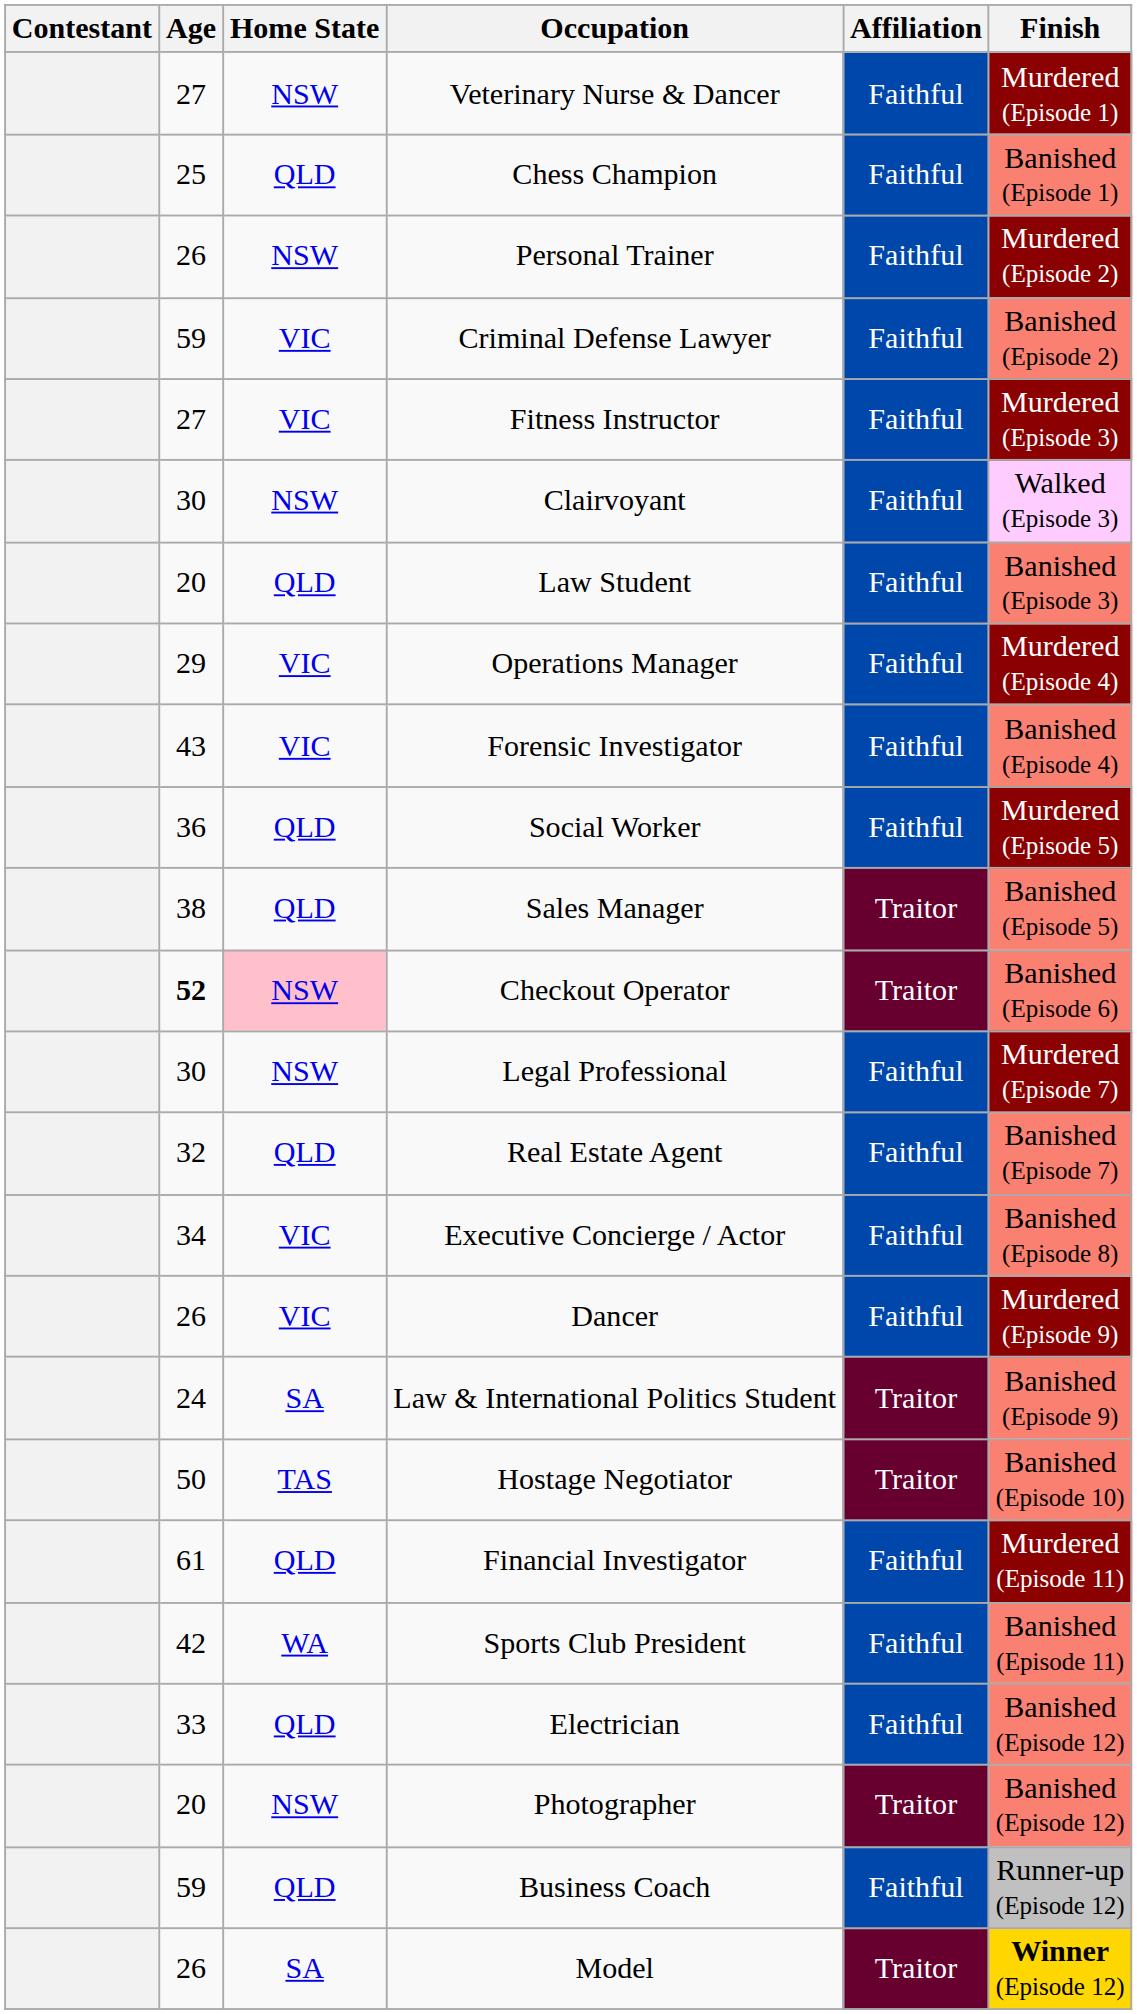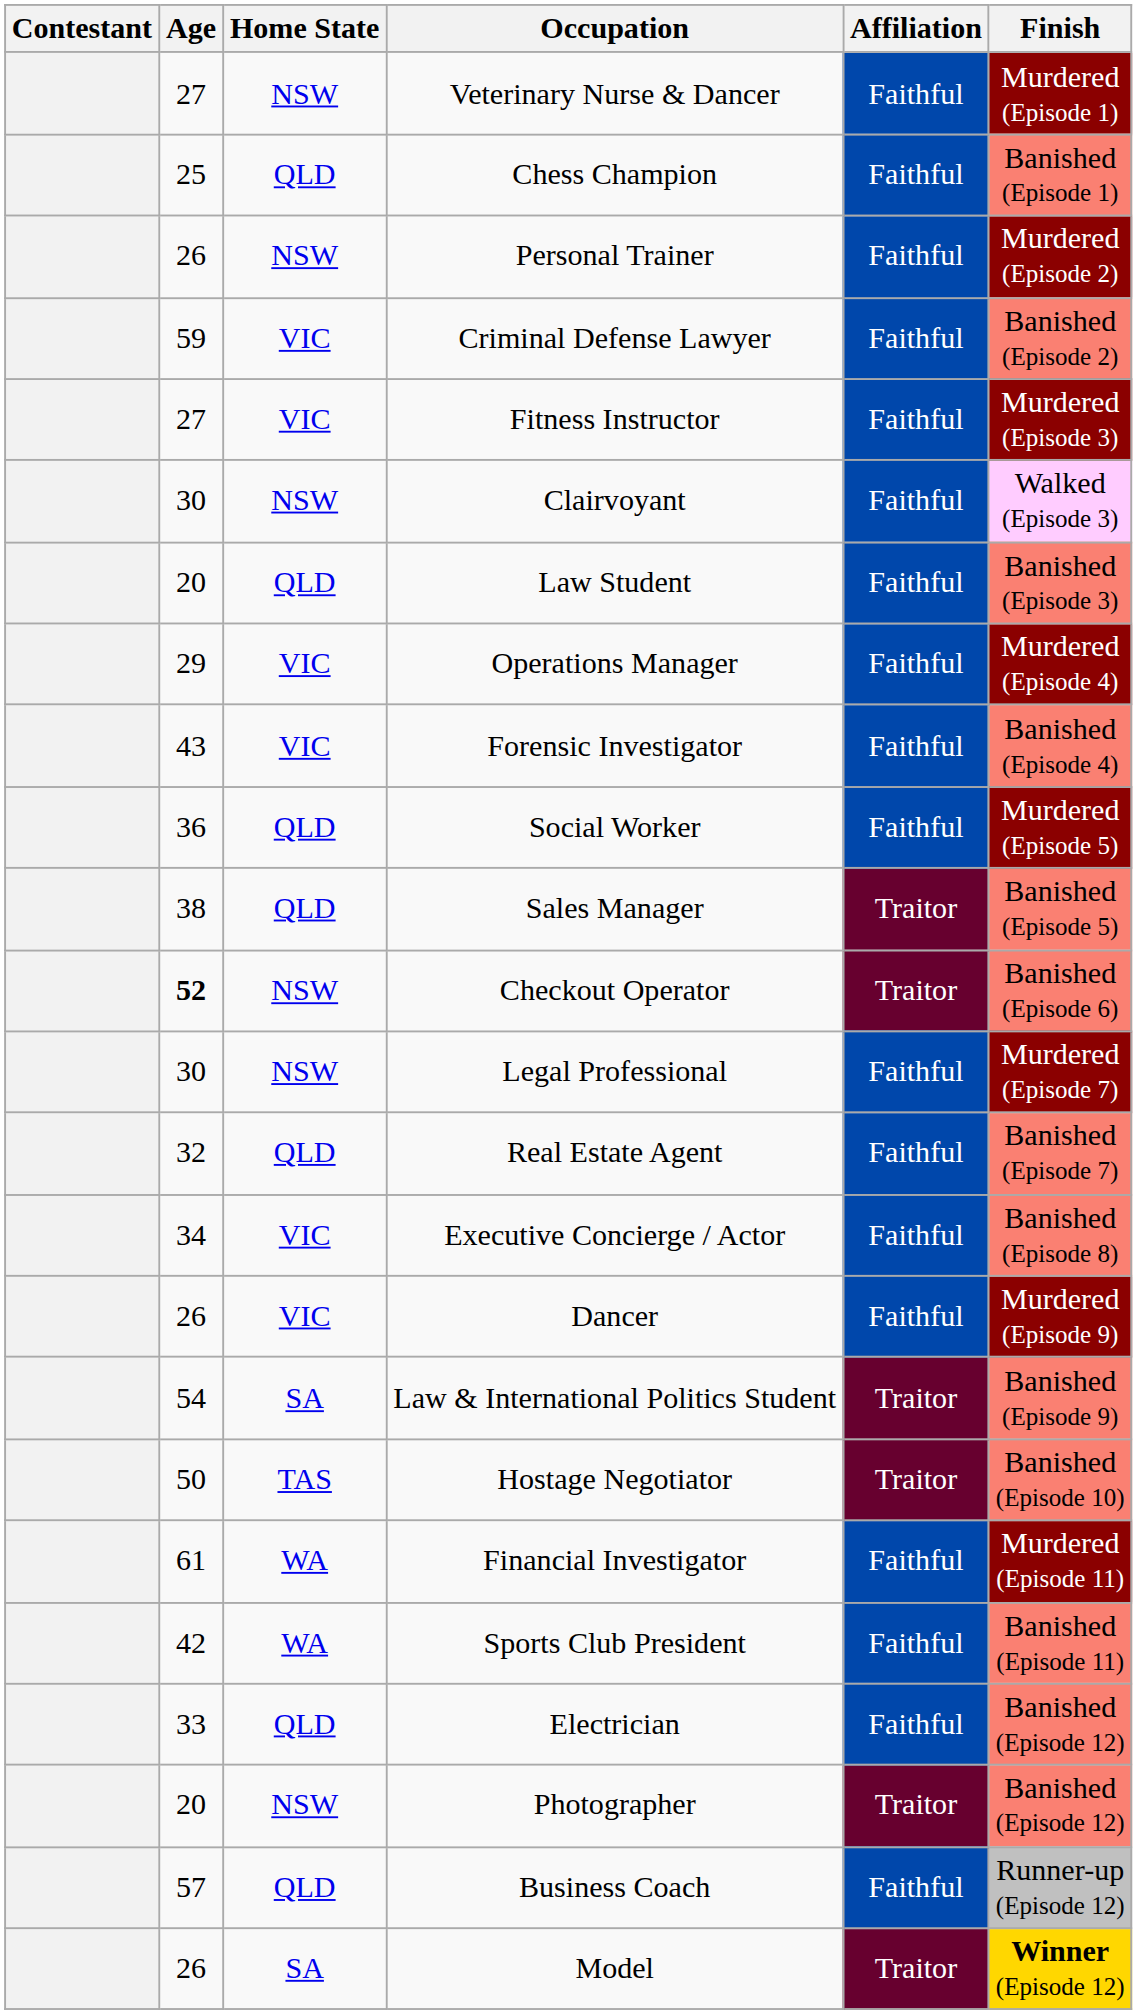(305, 989) pink background -> (305, 989) no background
(191, 1397) 24 -> (191, 1397) 54
(305, 1560) QLD -> (305, 1560) WA
(191, 1886) 59 -> (191, 1886) 57
